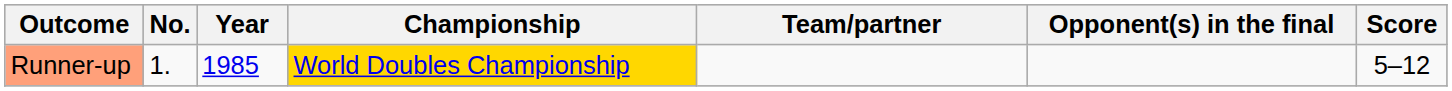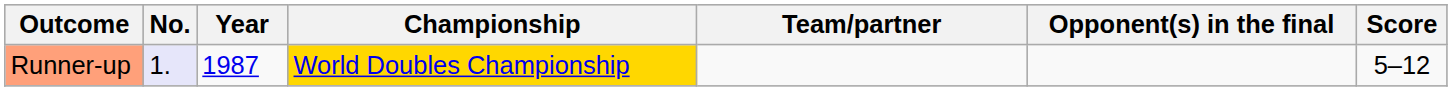(160, 65) no background -> (160, 65) lavender background
(231, 65) 1985 -> (231, 65) 1987
